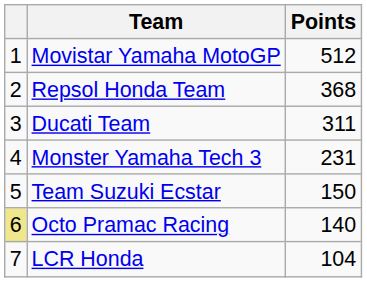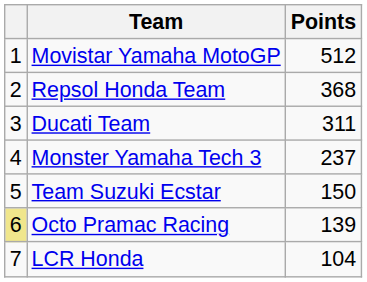(338, 158) 231 -> (338, 158) 237
(338, 225) 140 -> (338, 225) 139
